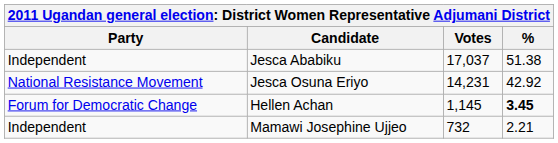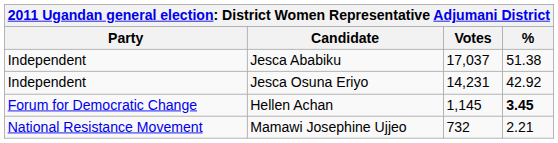(105, 82) National Resistance Movement -> (47, 82) Independent
(47, 127) Independent -> (105, 127) National Resistance Movement
